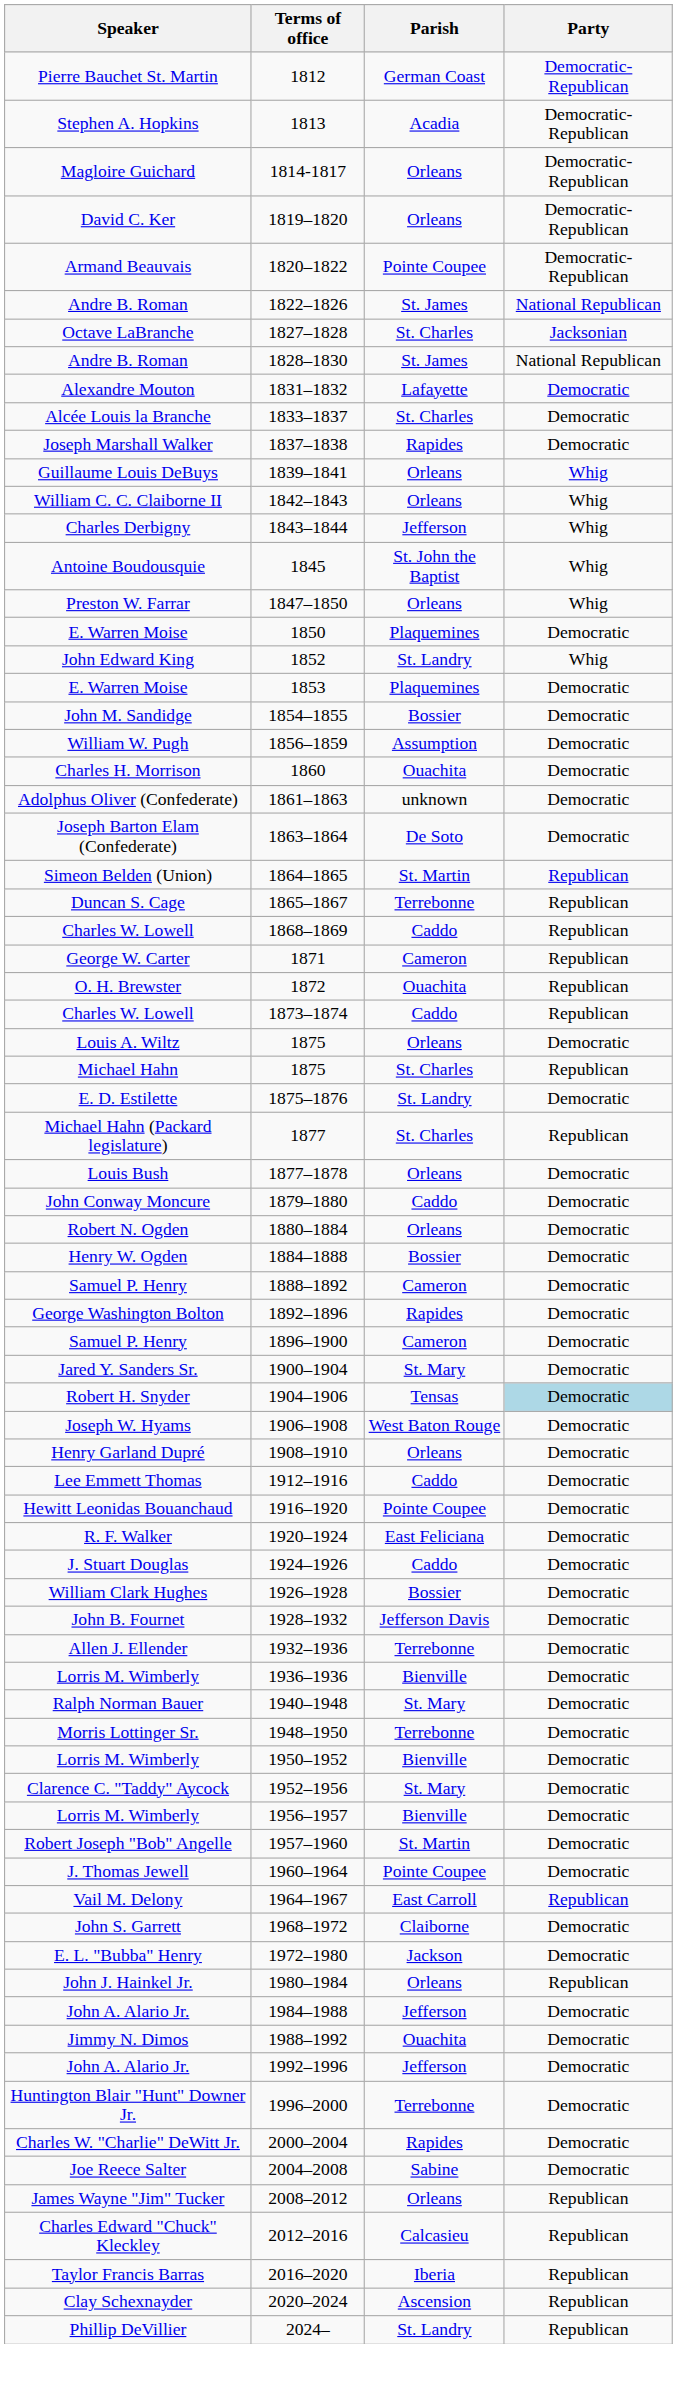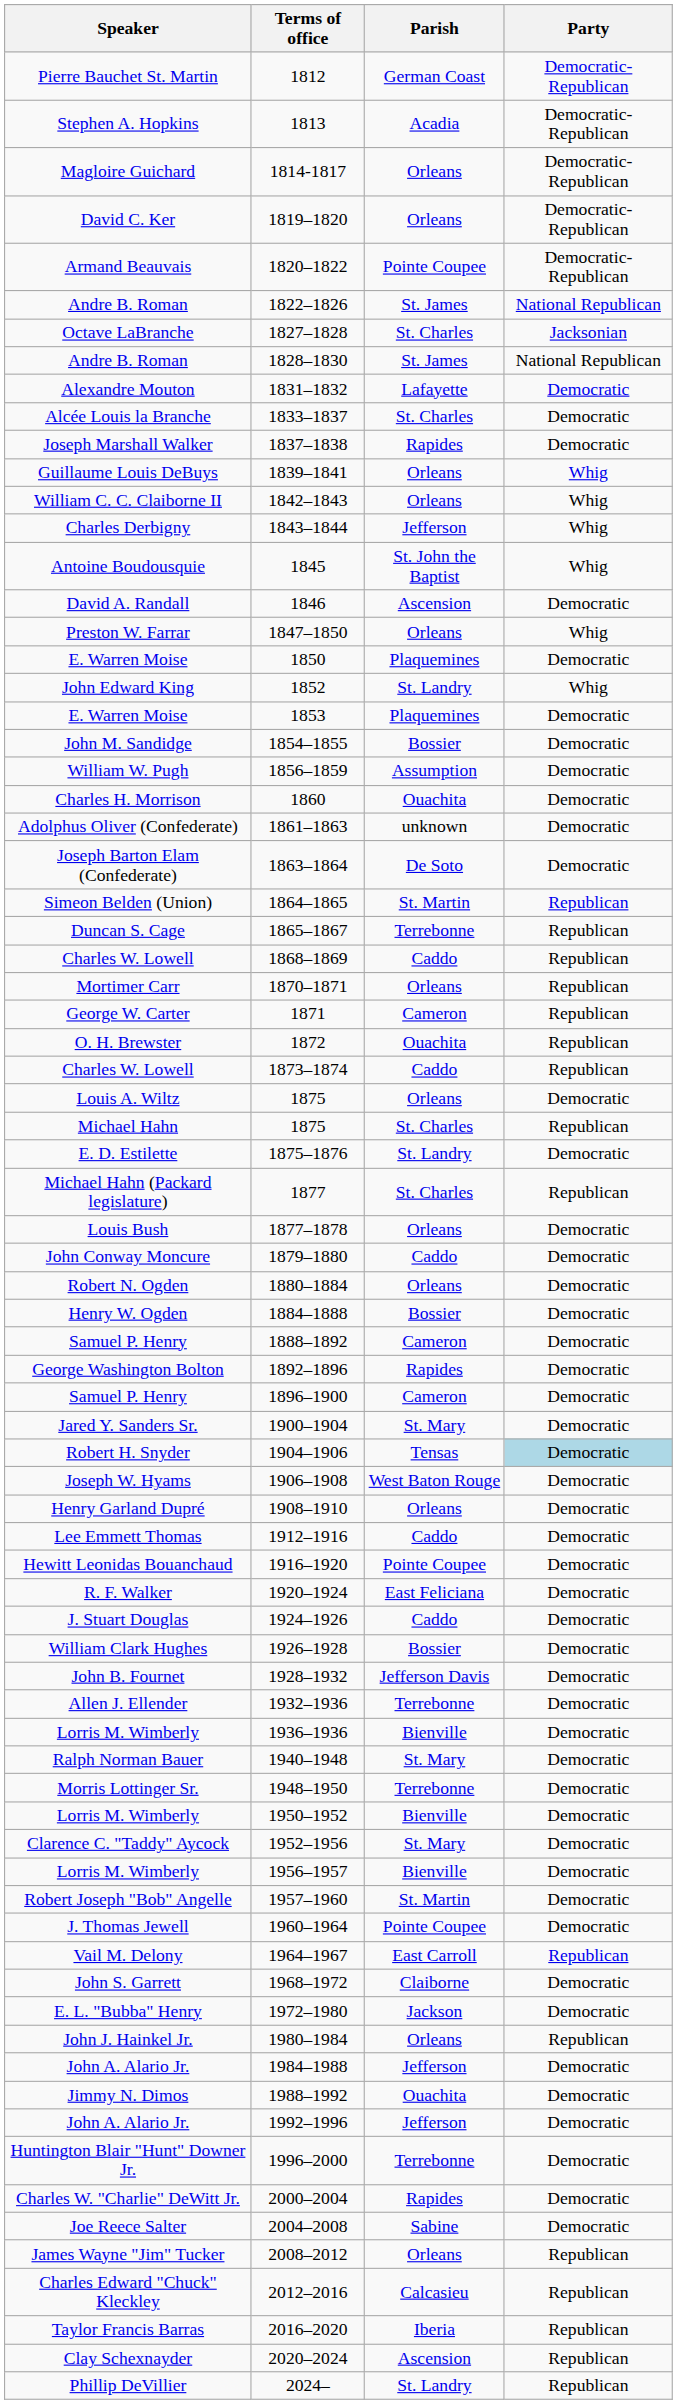+ row: (128, 603)
+ row: (128, 986)
